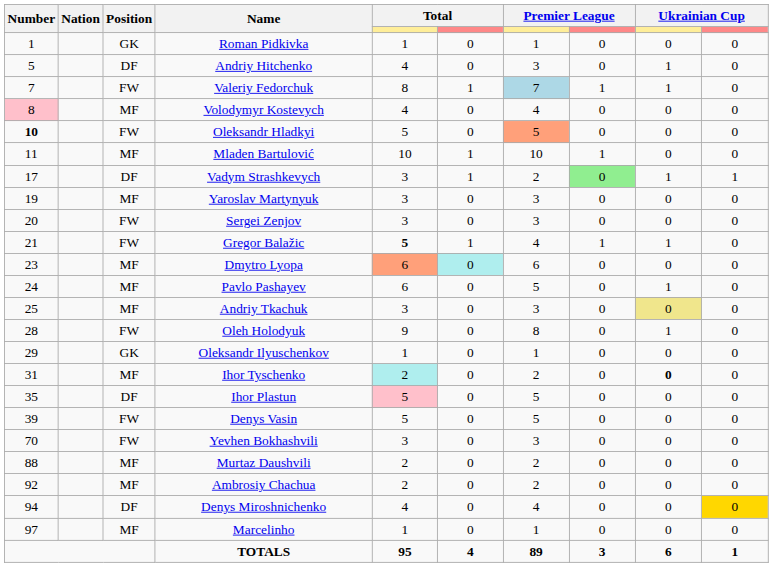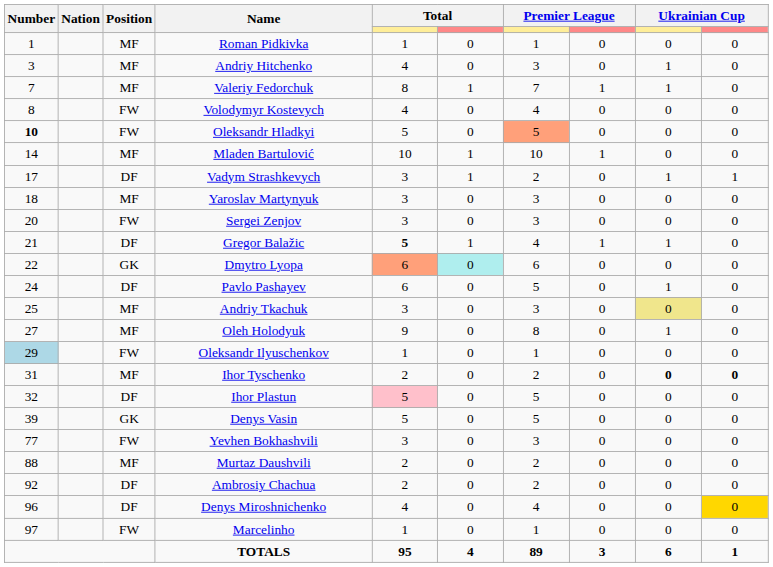(129, 43) GK -> (129, 43) MF
(31, 66) 5 -> (31, 66) 3
(129, 66) DF -> (129, 66) MF
(129, 88) FW -> (129, 88) MF
(536, 88) lightblue background -> (536, 88) no background
(31, 110) pink background -> (31, 110) no background
(129, 110) MF -> (129, 110) FW
(31, 154) 11 -> (31, 154) 14
(602, 176) lightgreen background -> (602, 176) no background
(31, 198) 19 -> (31, 198) 18
(129, 242) FW -> (129, 242) DF
(31, 264) 23 -> (31, 264) 22
(129, 264) MF -> (129, 264) GK
(129, 286) MF -> (129, 286) DF
(31, 330) 28 -> (31, 330) 27
(129, 330) FW -> (129, 330) MF
(31, 352) no background -> (31, 352) lightblue background
(129, 352) GK -> (129, 352) FW
(405, 374) paleturquoise background -> (405, 374) no background
(735, 374) normal -> (735, 374) bold
(31, 396) 35 -> (31, 396) 32
(129, 418) FW -> (129, 418) GK
(31, 440) 70 -> (31, 440) 77
(129, 485) MF -> (129, 485) DF
(31, 507) 94 -> (31, 507) 96
(129, 529) MF -> (129, 529) FW
